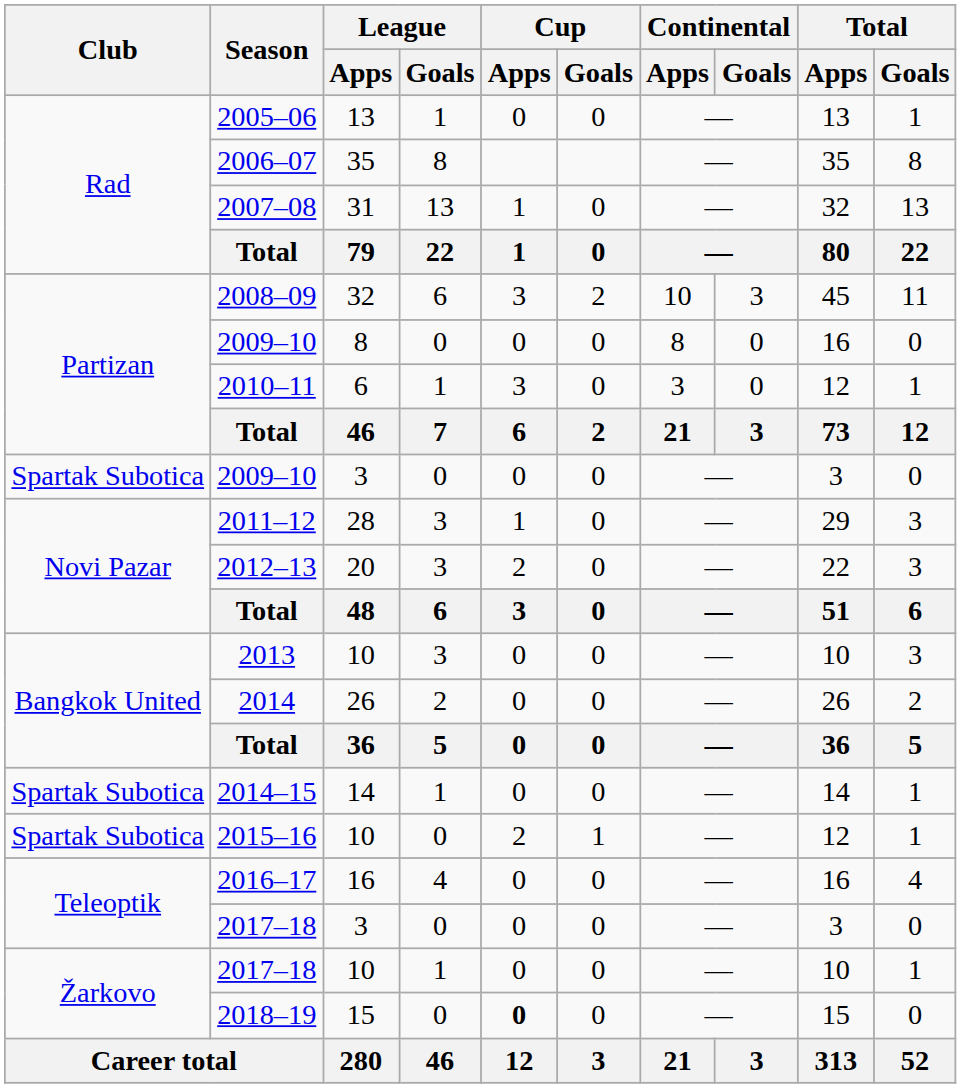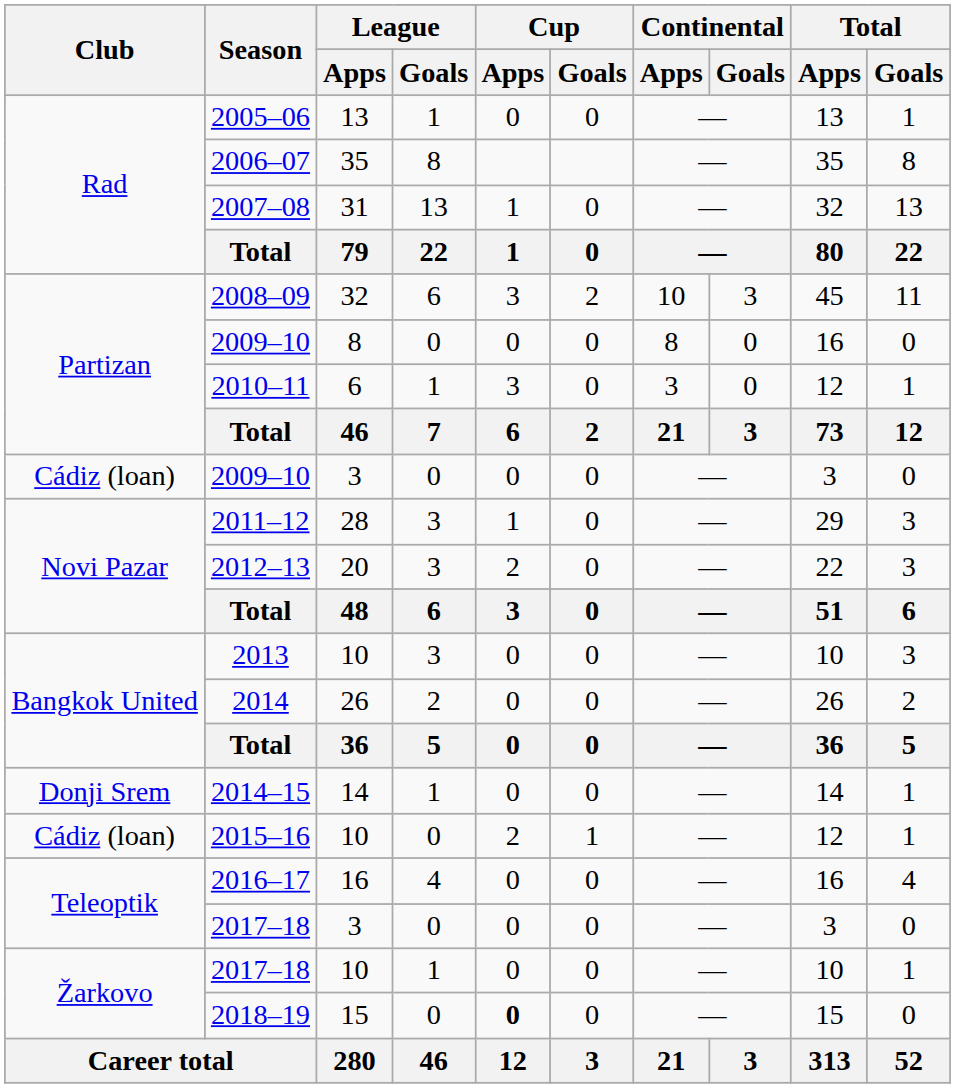(108, 476) Spartak Subotica -> (105, 476) Cádiz (loan)
(108, 790) Spartak Subotica -> (105, 790) Donji Srem
(108, 835) Spartak Subotica -> (105, 835) Cádiz (loan)
